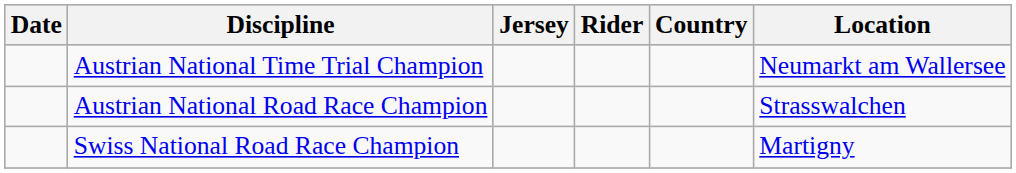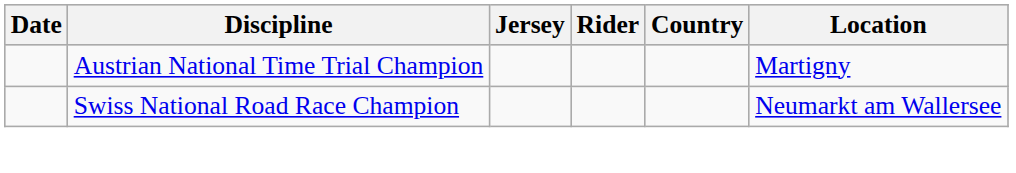(882, 65) Neumarkt am Wallersee -> (803, 65) Martigny
- row: (281, 106)
(807, 146) Martigny -> (878, 106) Neumarkt am Wallersee
